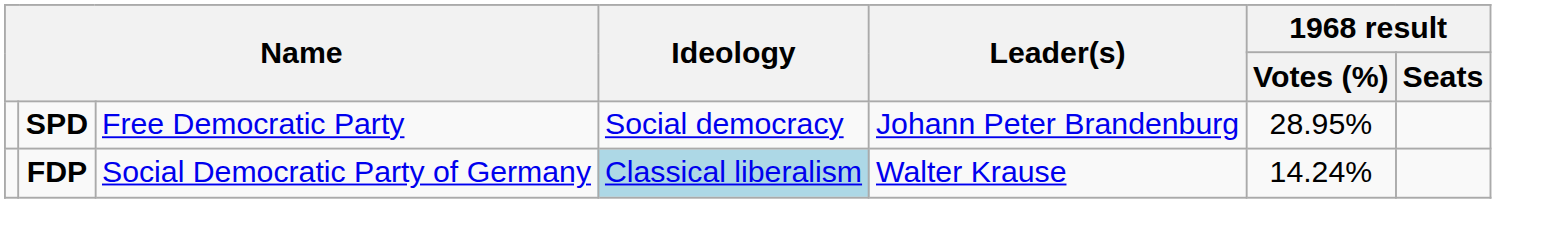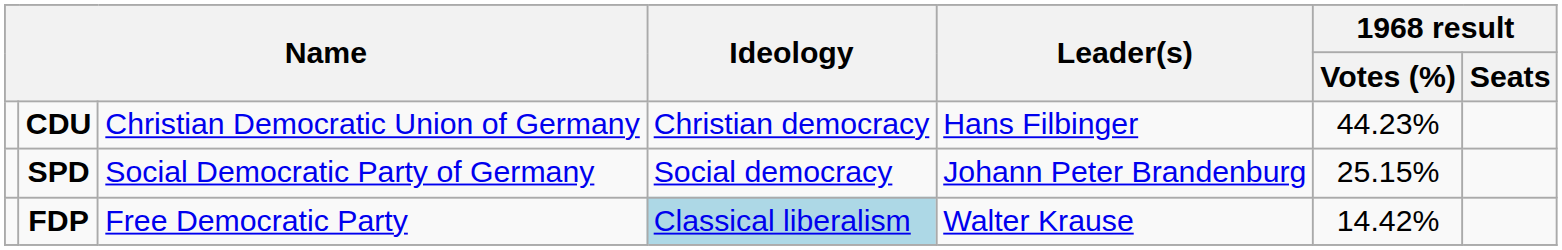+ row: (59, 124)
(253, 124) Free Democratic Party -> (350, 172) Social Democratic Party of Germany
(1321, 124) 28.95% -> (1388, 172) 25.15%
(347, 172) Social Democratic Party of Germany -> (257, 220) Free Democratic Party
(1321, 172) 14.24% -> (1388, 220) 14.42%
